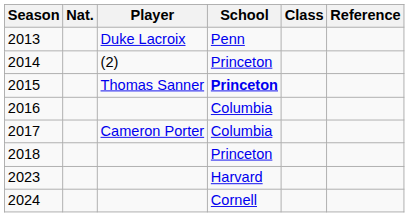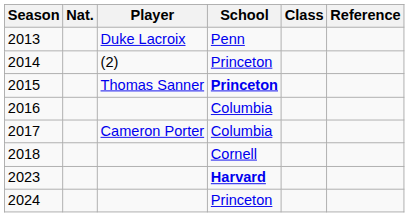(242, 154) Princeton -> (234, 154) Cornell
(237, 177) normal -> (238, 177) bold
(234, 200) Cornell -> (242, 200) Princeton
